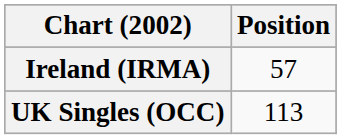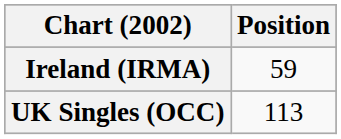(283, 68) 57 -> (283, 68) 59
